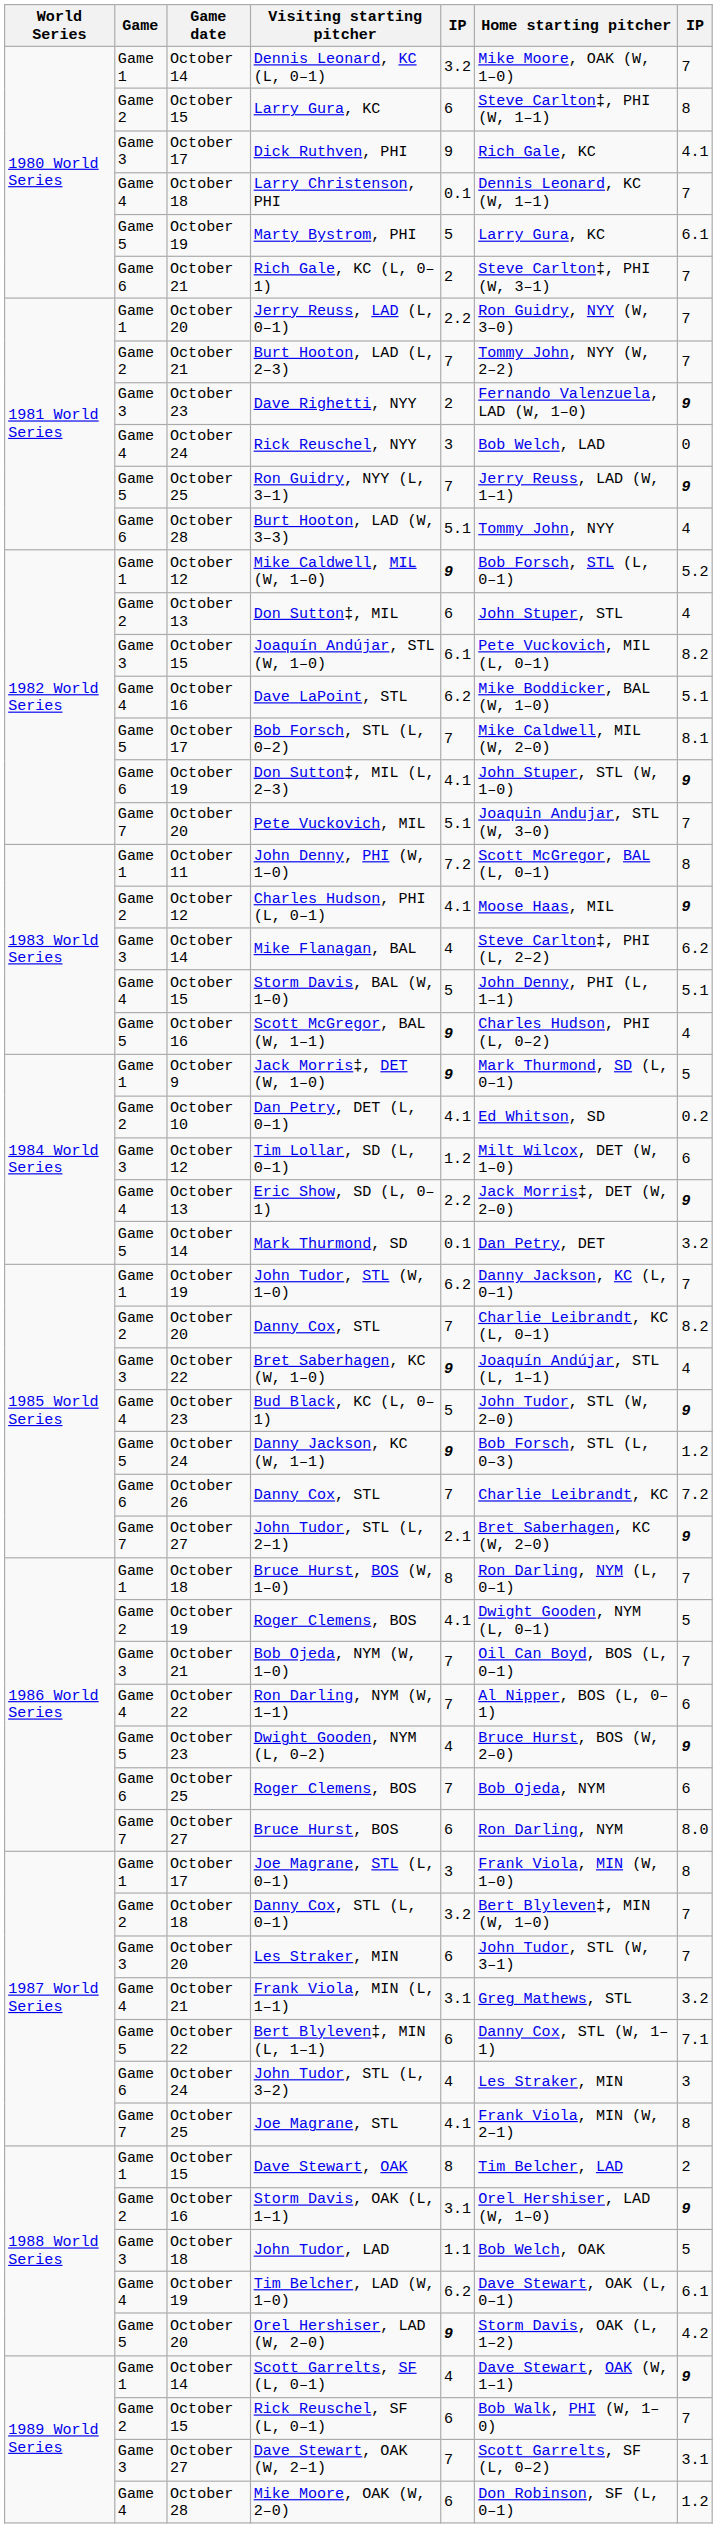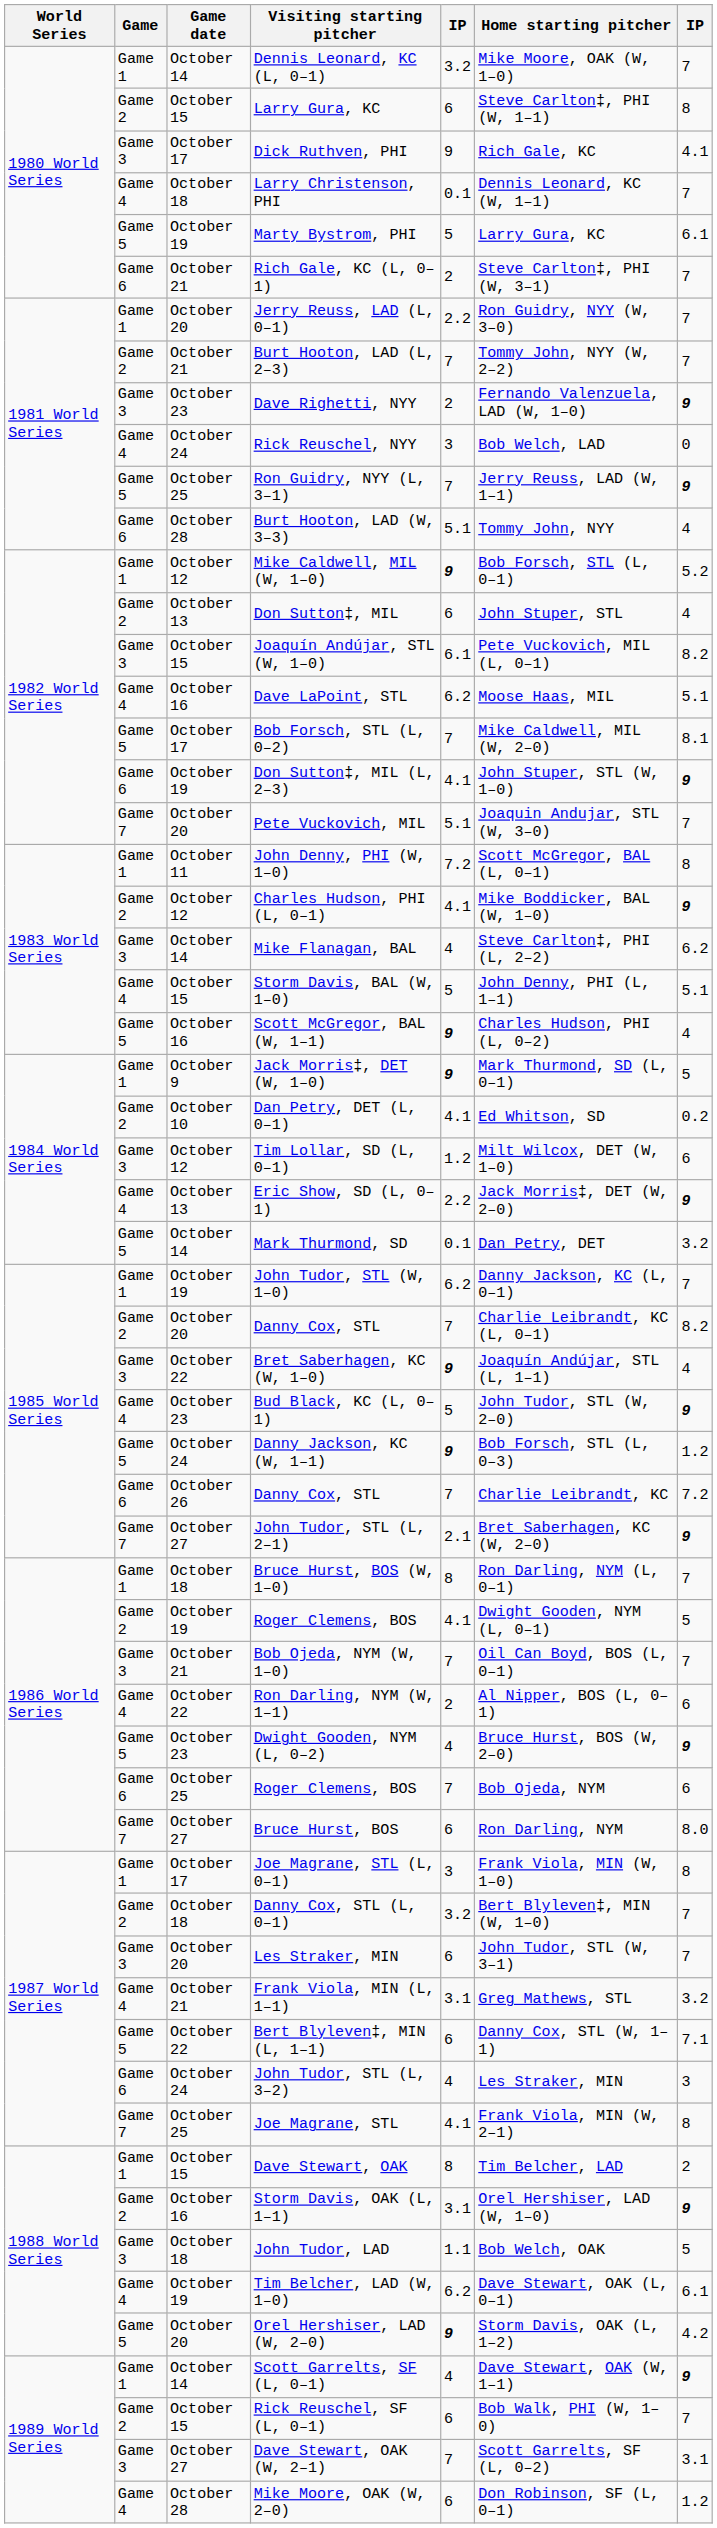(564, 697) Mike Boddicker, BAL (W, 1–0) -> (546, 697) Moose Haas, MIL
(546, 907) Moose Haas, MIL -> (564, 907) Mike Boddicker, BAL (W, 1–0)
(448, 1705) 7 -> (448, 1705) 2
